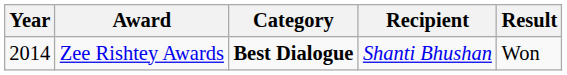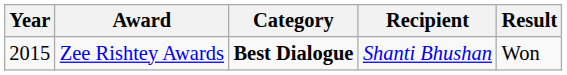(30, 53) 2014 -> (30, 53) 2015
